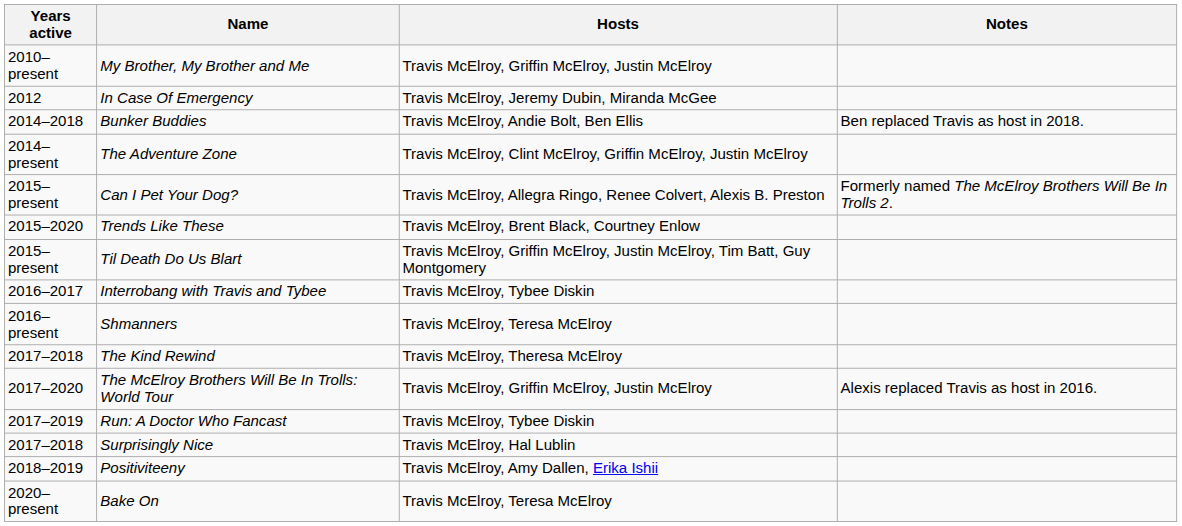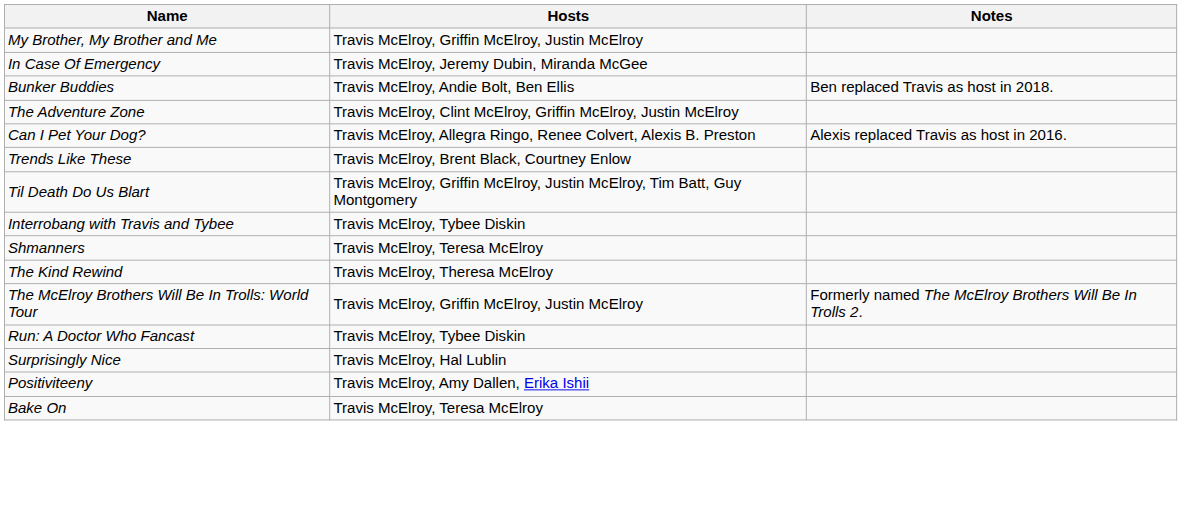- column: (51, 24)
(1004, 194) Formerly named The McElroy Brothers Will Be In Trolls 2. -> (939, 135) Alexis replaced Travis as host in 2016.
(969, 388) Alexis replaced Travis as host in 2016. -> (974, 304) Formerly named The McElroy Brothers Will Be In Trolls 2.
